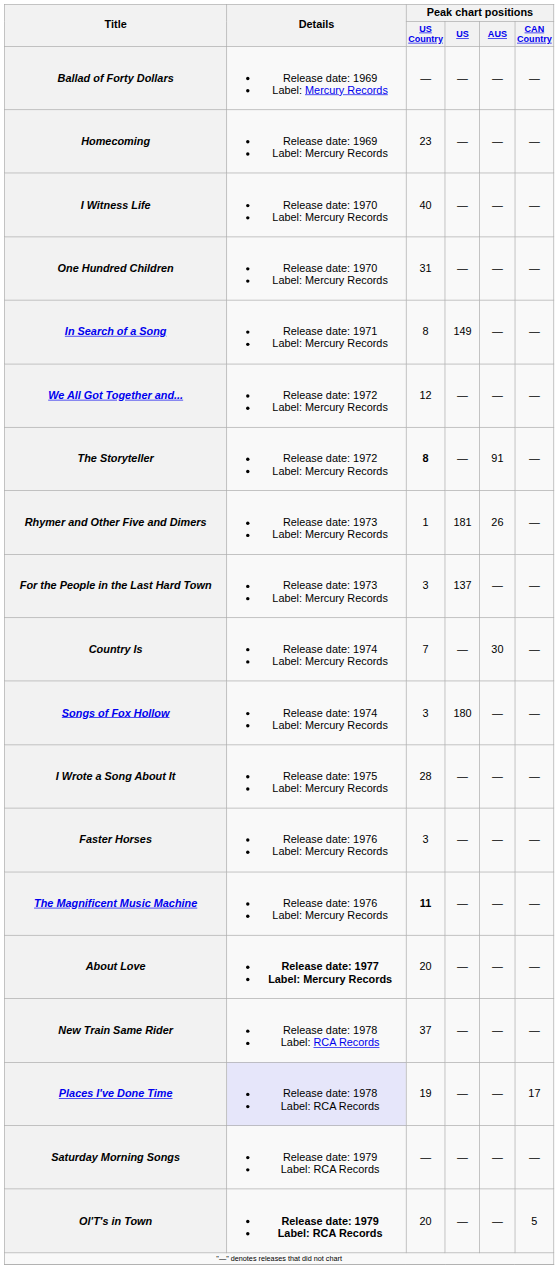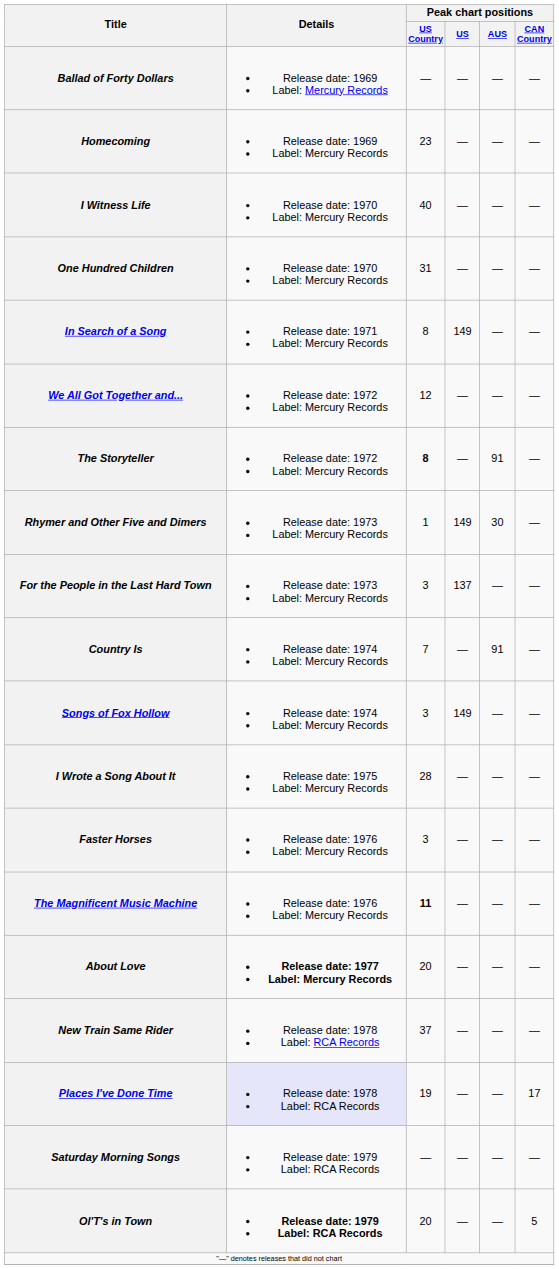(463, 522) 181 -> (463, 522) 149
(497, 522) 26 -> (497, 522) 30
(497, 649) 30 -> (497, 649) 91
(463, 713) 180 -> (463, 713) 149
